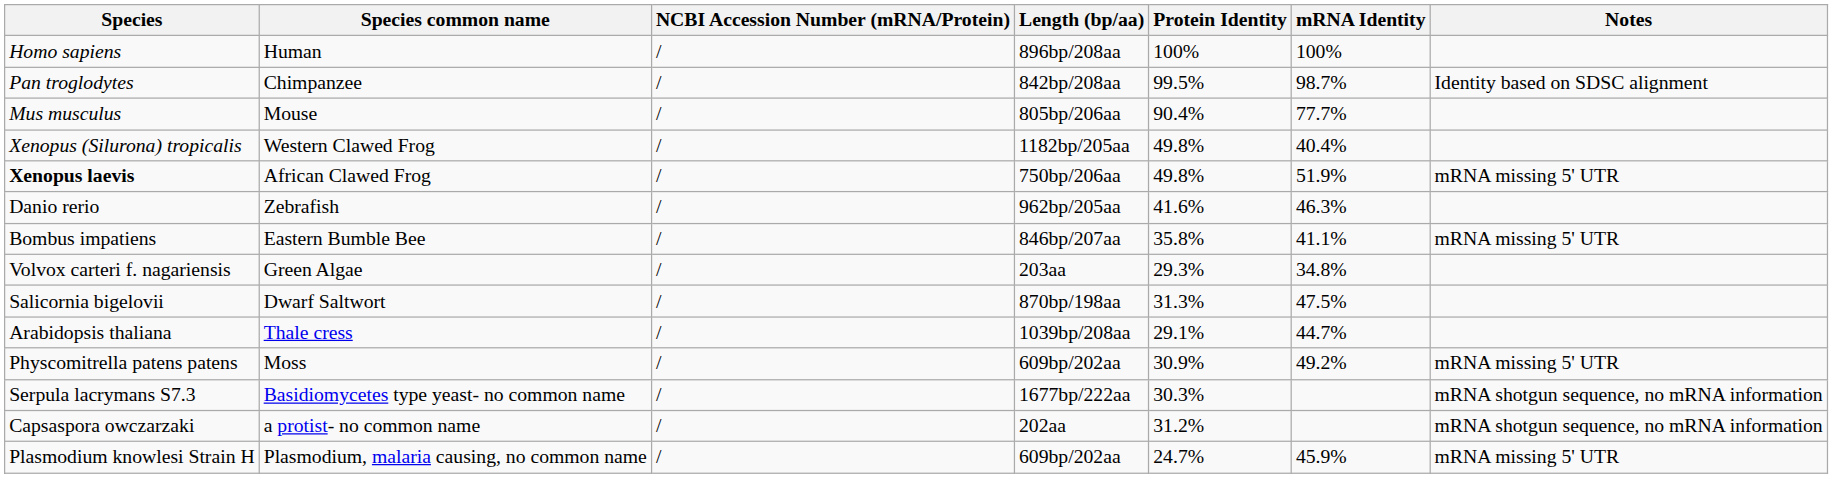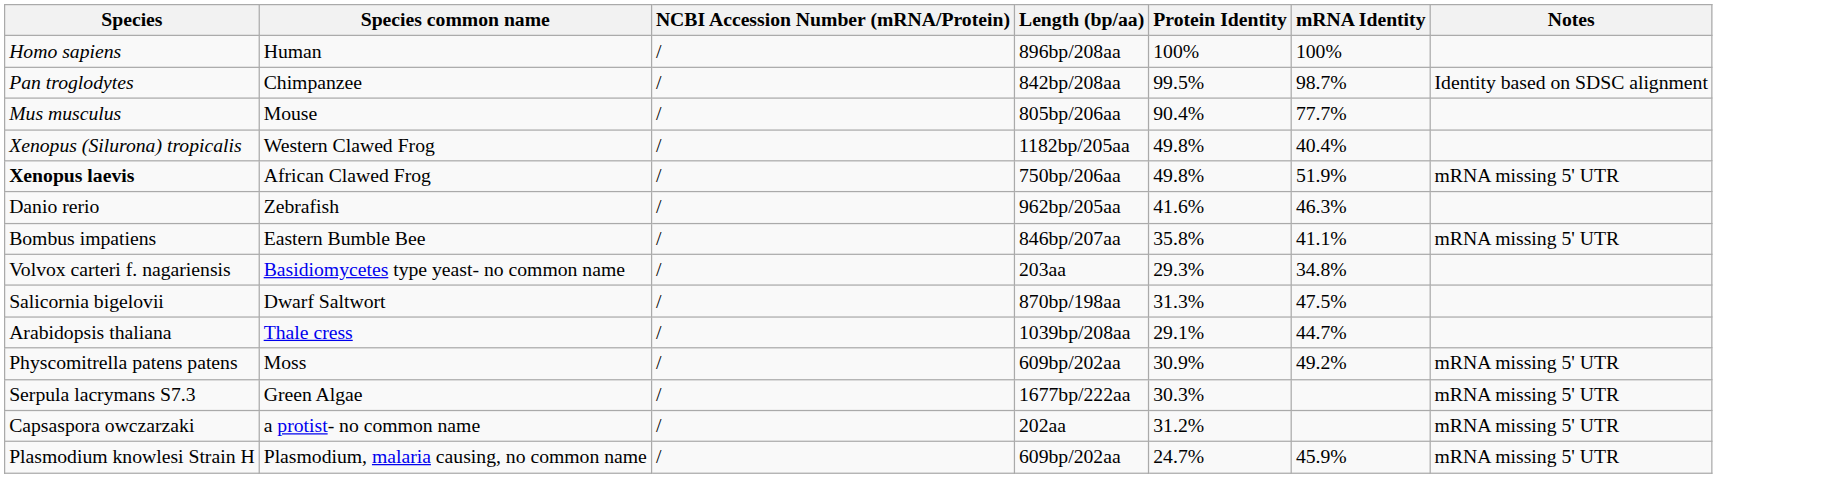(313, 269) Green Algae -> (444, 269) Basidiomycetes type yeast- no common name
(444, 394) Basidiomycetes type yeast- no common name -> (313, 394) Green Algae
(1629, 394) mRNA shotgun sequence, no mRNA information -> (1527, 394) mRNA missing 5' UTR
(1629, 425) mRNA shotgun sequence, no mRNA information -> (1527, 425) mRNA missing 5' UTR
